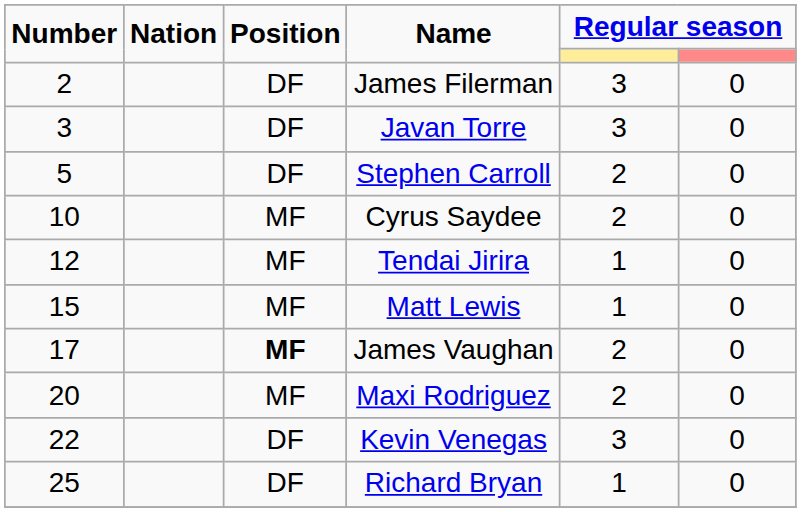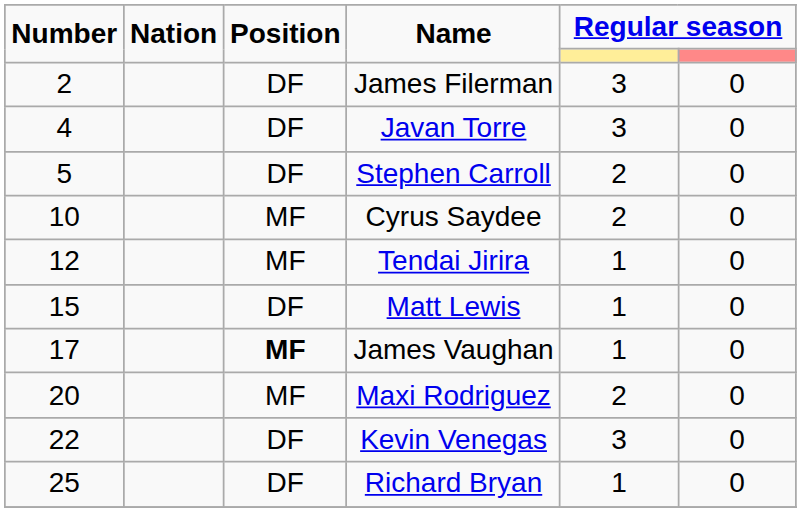(64, 128) 3 -> (64, 128) 4
(285, 306) MF -> (285, 306) DF
(619, 350) 2 -> (619, 350) 1
